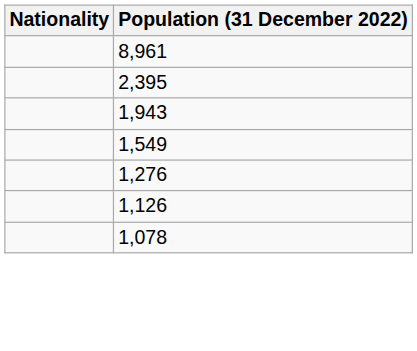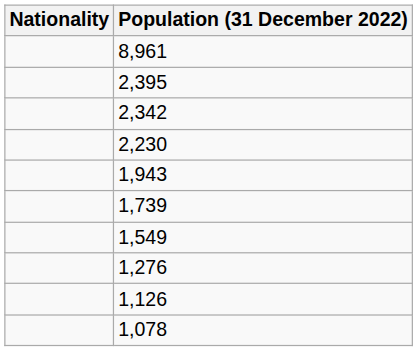+ row: (143, 113)
+ row: (143, 144)
+ row: (143, 206)
